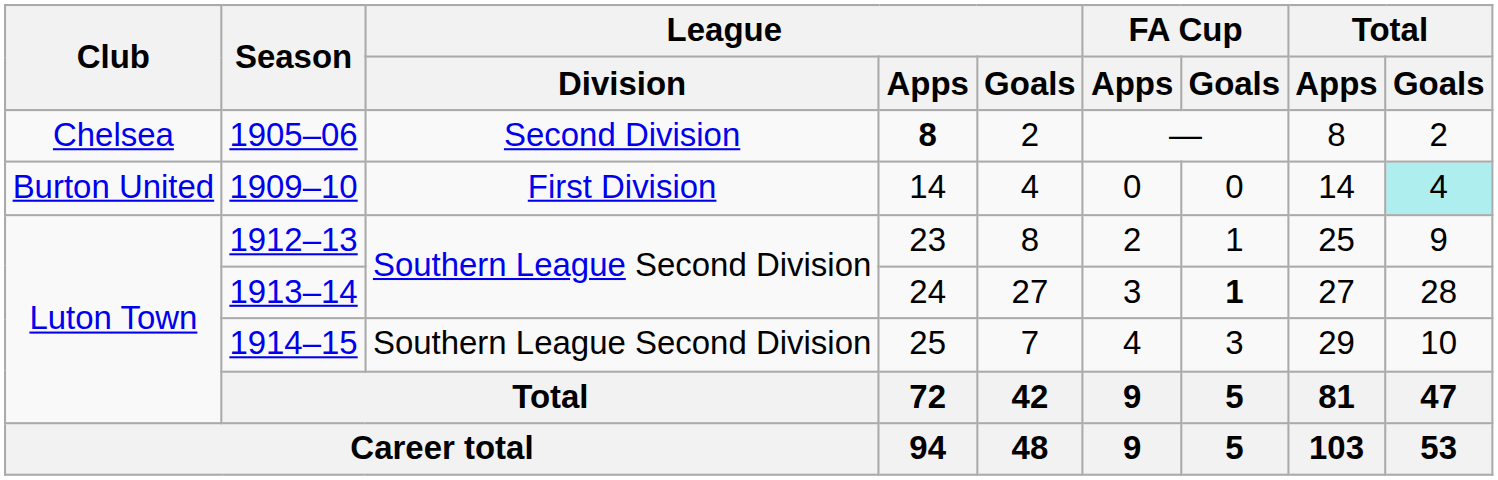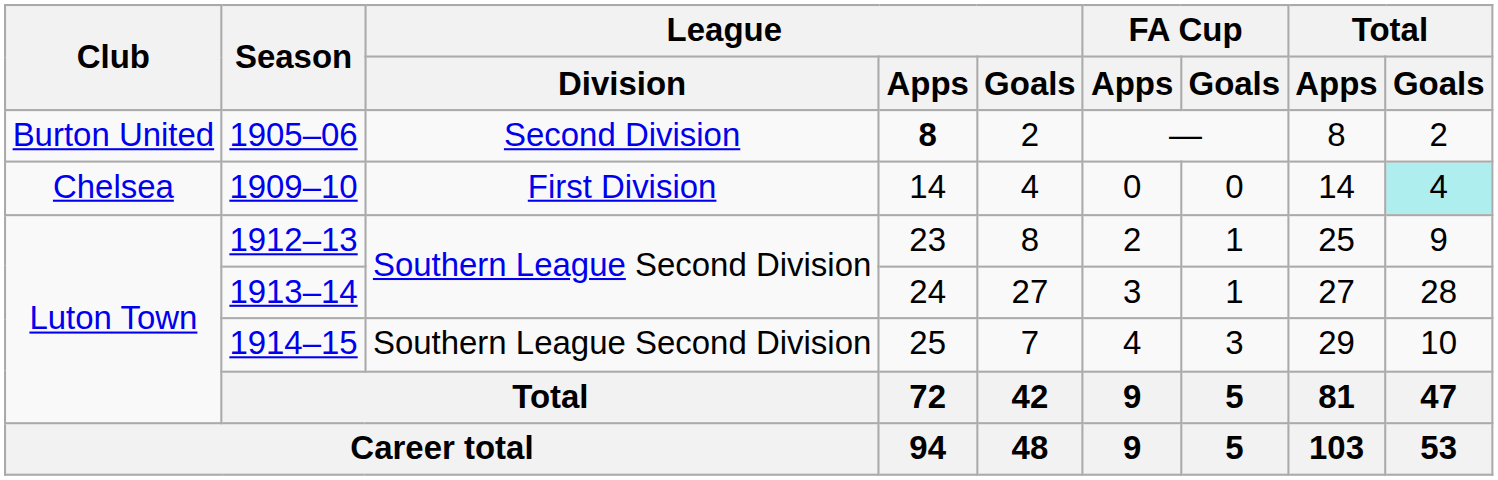(113, 135) Chelsea -> (113, 135) Burton United
(113, 187) Burton United -> (113, 187) Chelsea
(1234, 291) bold -> (1234, 291) normal
